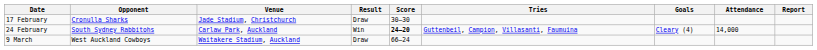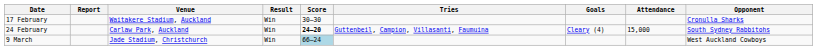columns swapped: (133, 9) <-> (794, 9)
(247, 19) Jade Stadium, Christchurch -> (160, 19) Waitakere Stadium, Auckland
(361, 19) Draw -> (270, 19) Win
(727, 29) 14,000 -> (638, 29) 15,000
(249, 40) Waitakere Stadium, Auckland -> (158, 40) Jade Stadium, Christchurch
(361, 40) Draw -> (270, 40) Win
(400, 40) no background -> (312, 40) lightblue background
